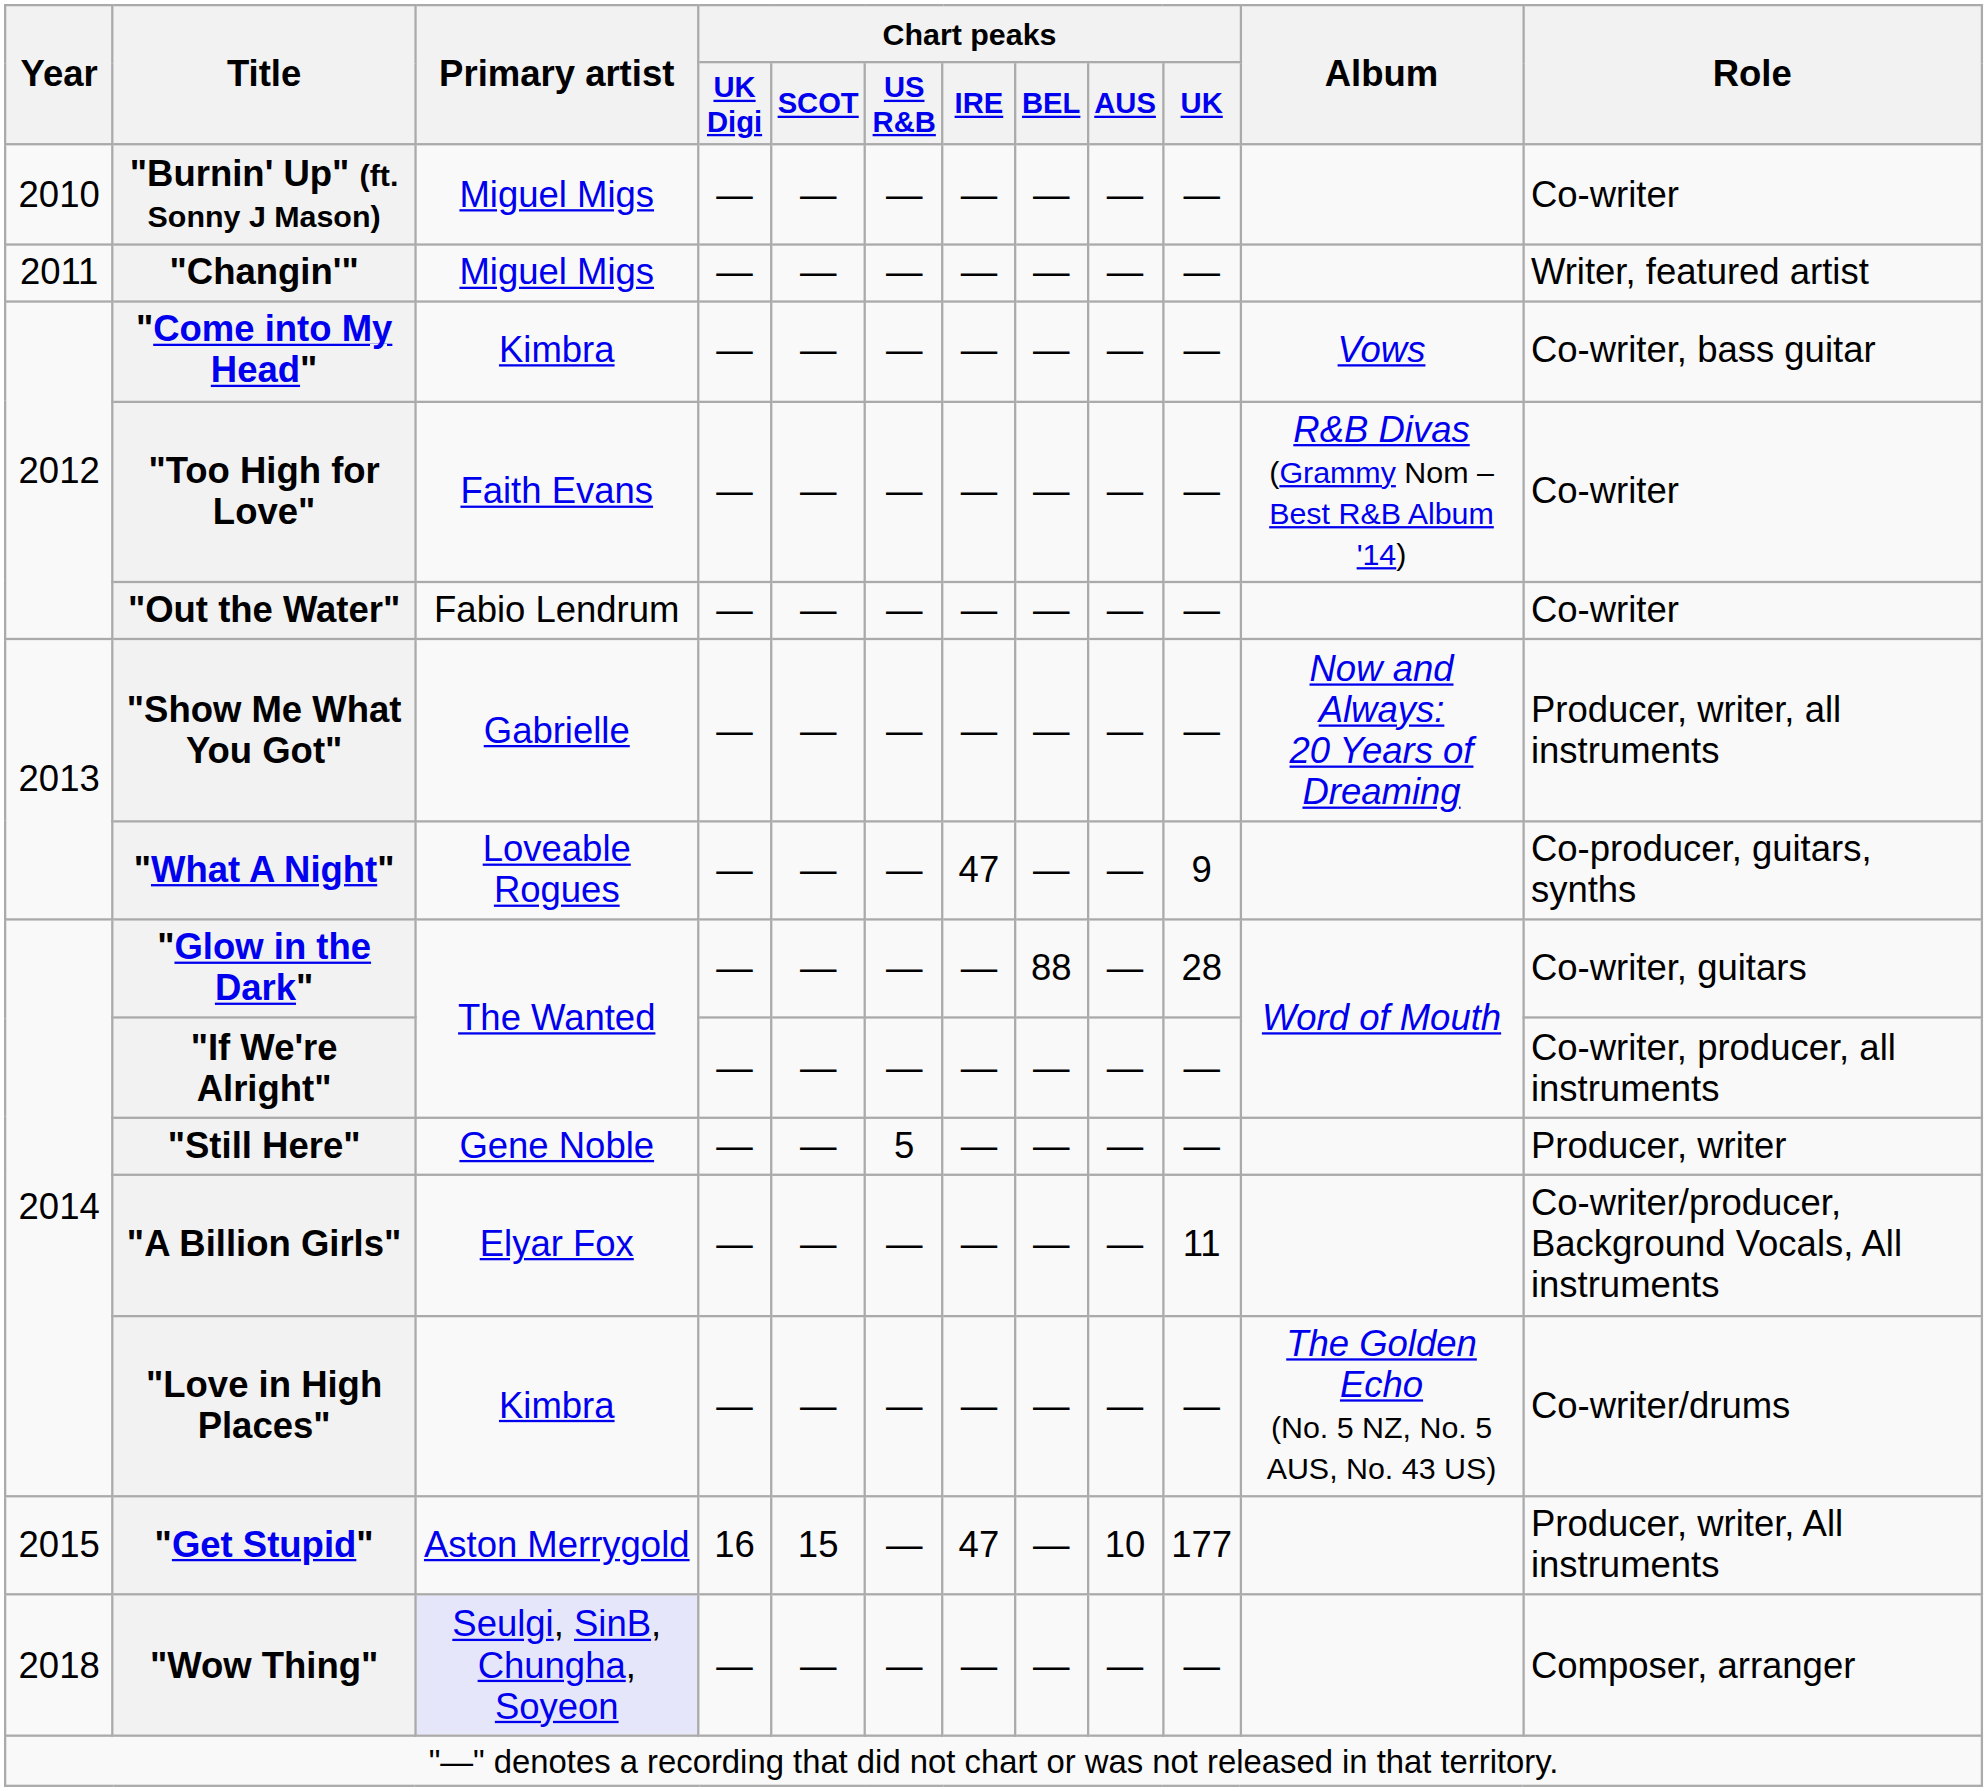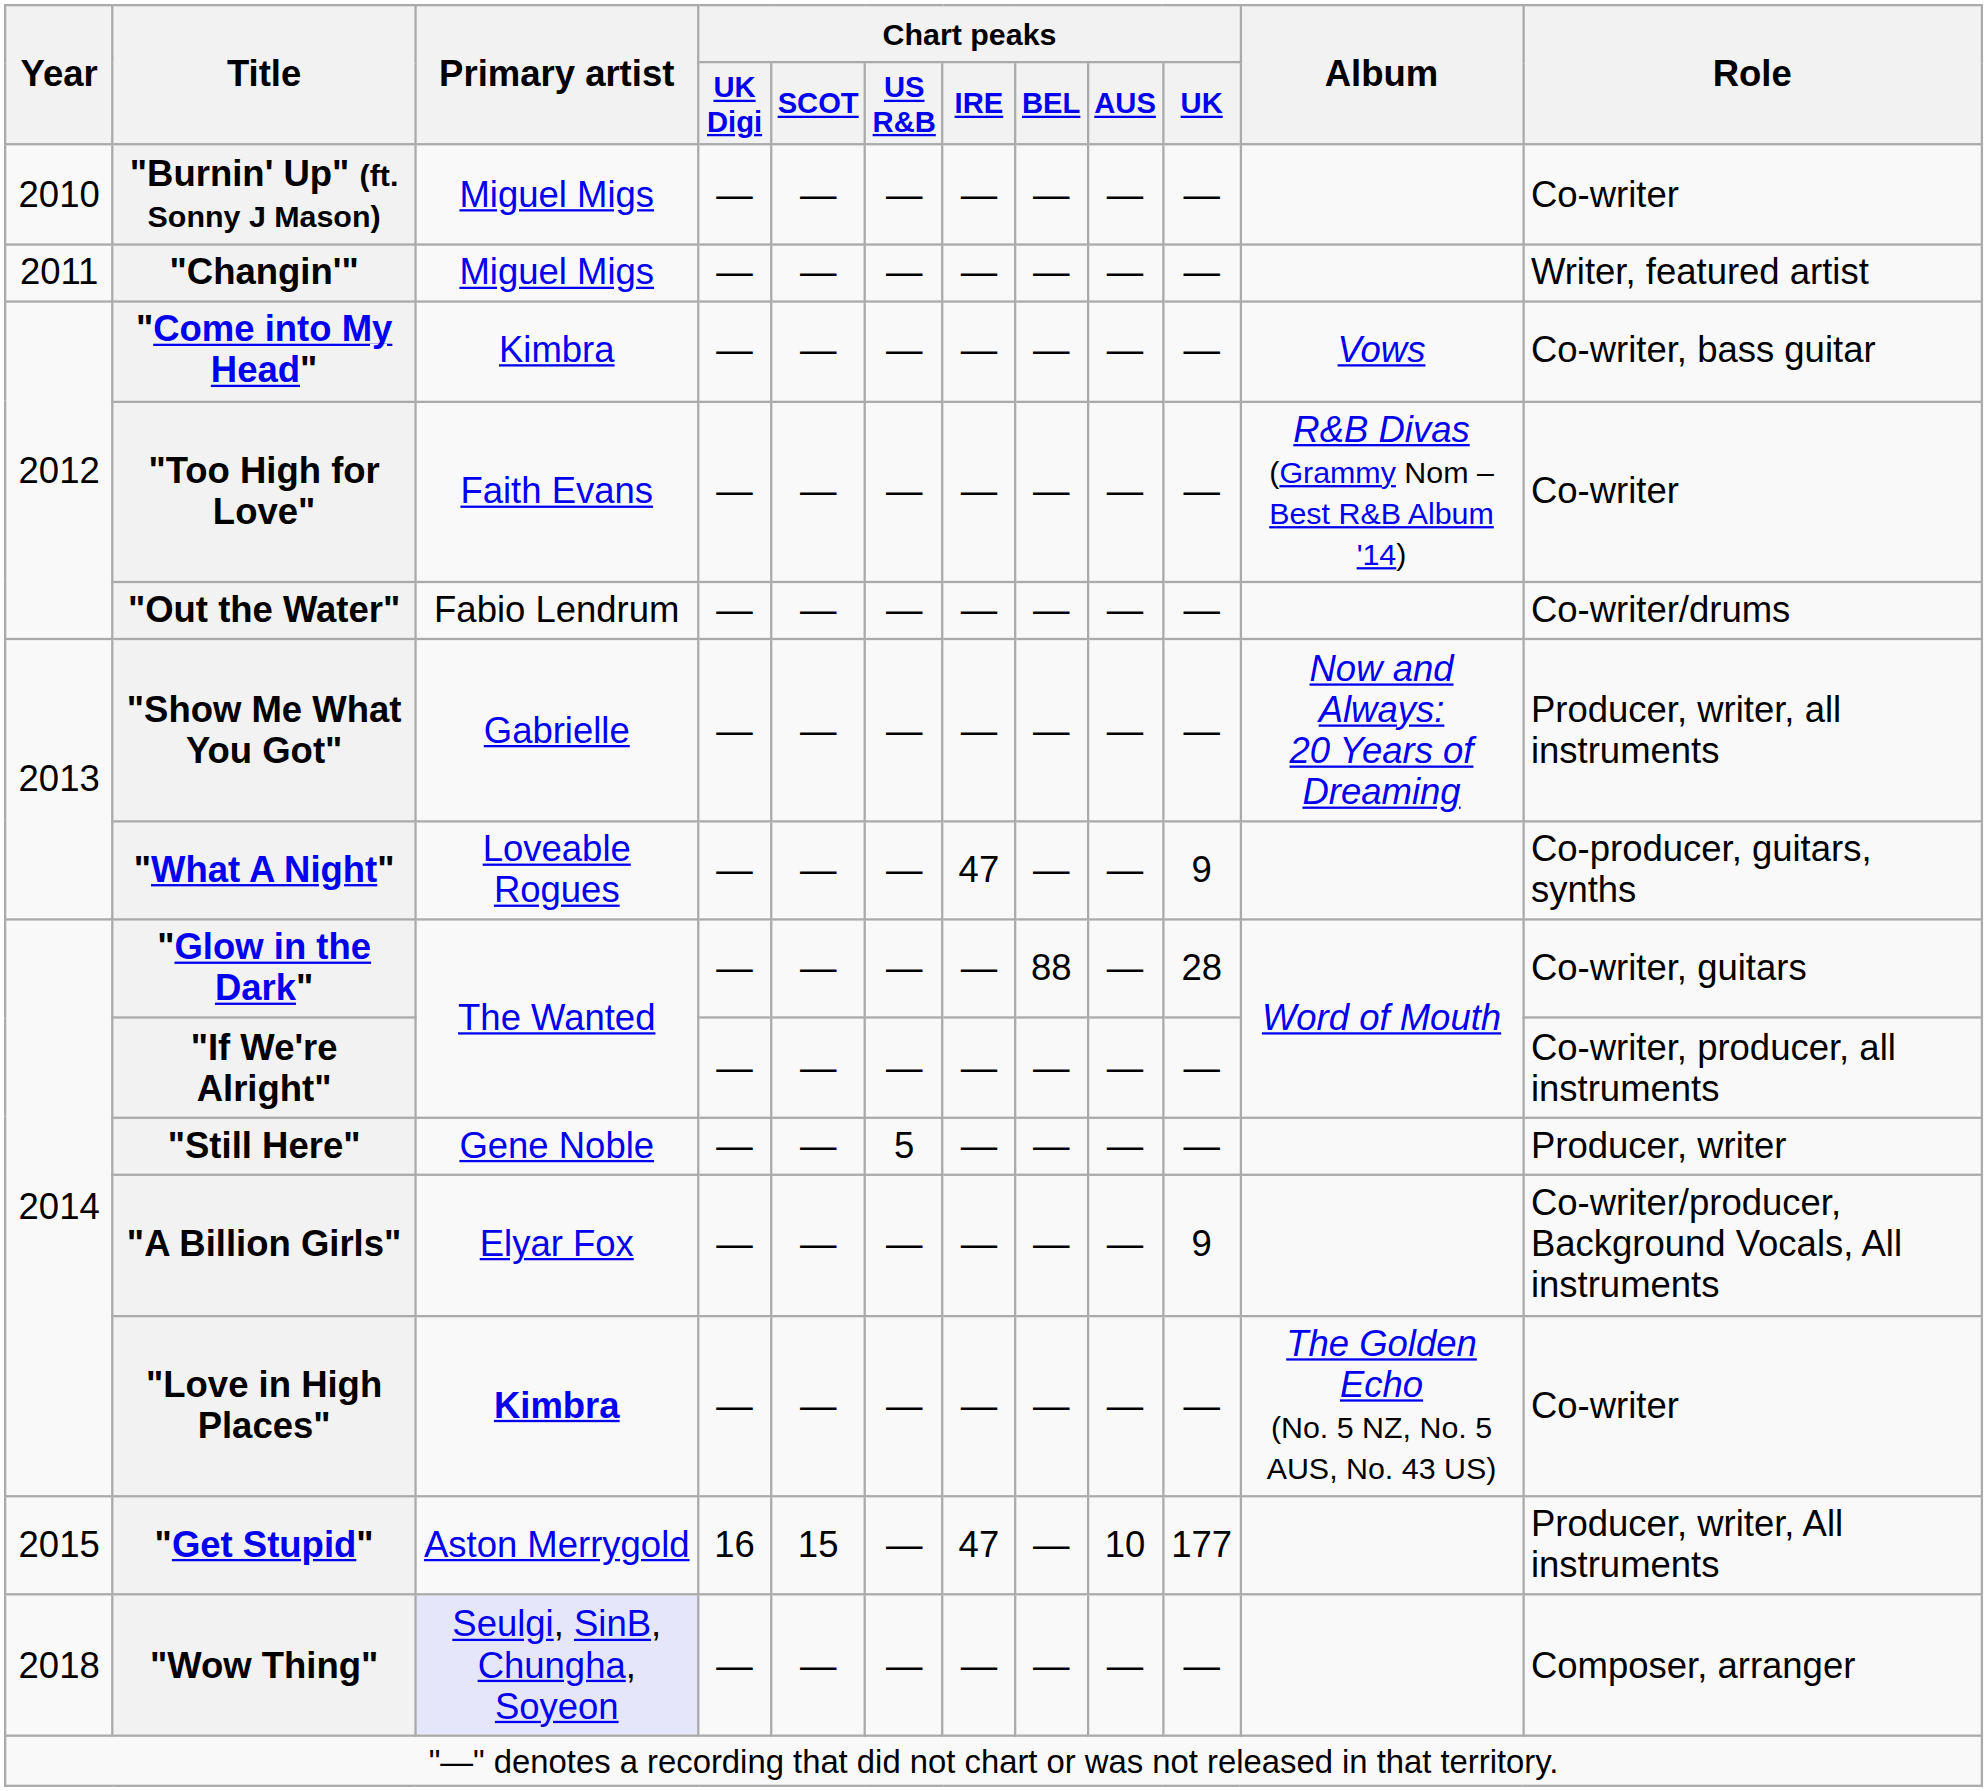(1605, 610) Co-writer -> (1661, 610) Co-writer/drums
(1202, 1244) 11 -> (1202, 1244) 9
(557, 1405) normal -> (557, 1405) bold
(1661, 1405) Co-writer/drums -> (1605, 1405) Co-writer
